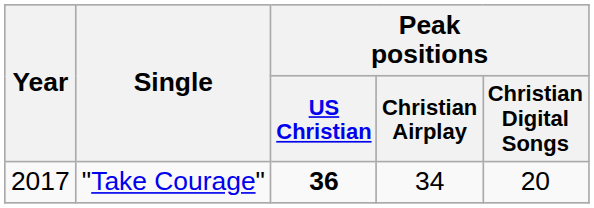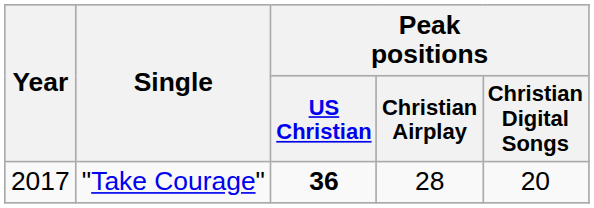(430, 181) 34 -> (430, 181) 28
